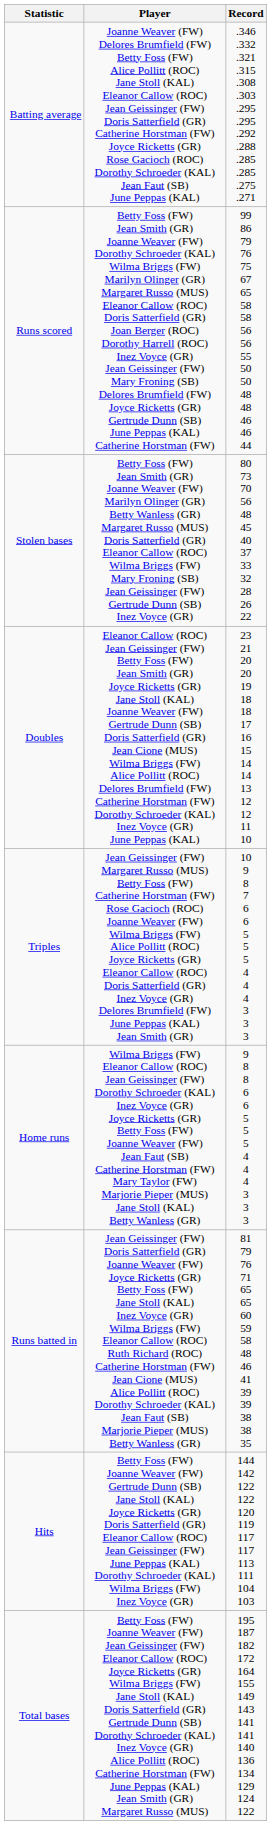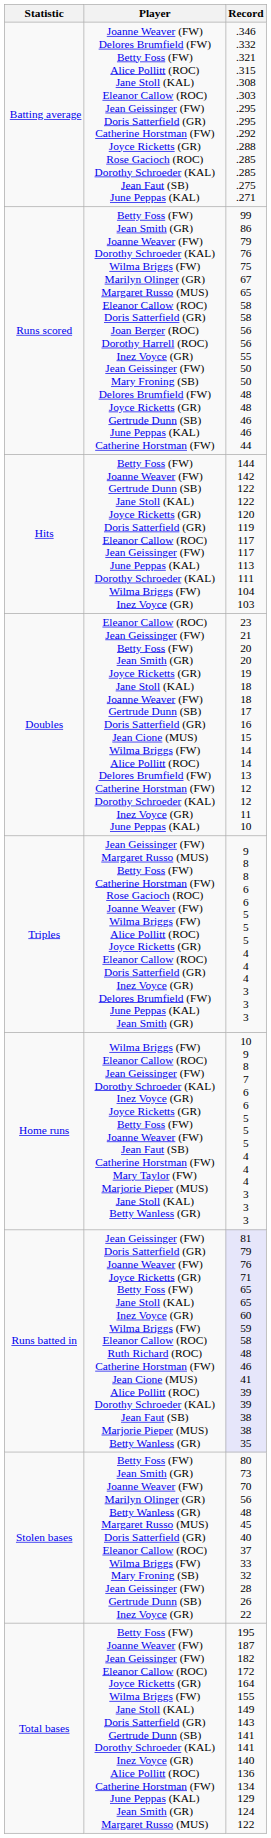rows swapped: (44, 1531) <-> (44, 540)
(246, 947) 10 9 8 7 6 6 5 5 5 4 4 4 3 3 3 -> (246, 934) 9 8 8 6 6 5 5 5 4 4 4 3 3 3
(246, 1137) 9 8 8 6 6 5 5 5 4 4 4 3 3 3 -> (246, 1131) 10 9 8 7 6 6 5 5 5 4 4 4 3 3 3
(246, 1340) no background -> (246, 1340) lavender background
